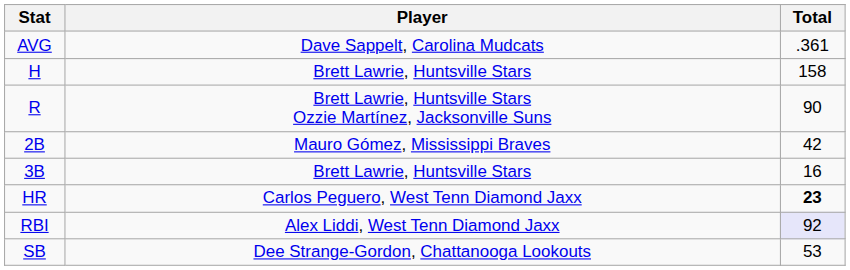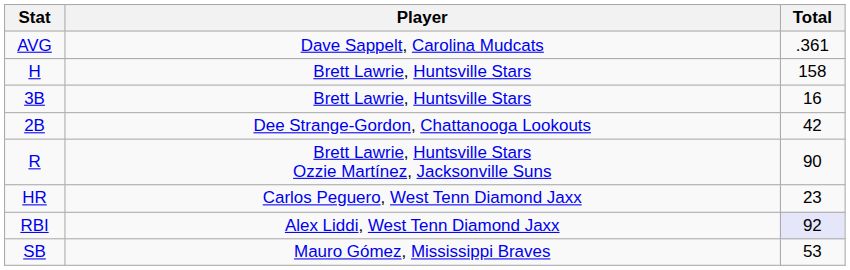rows swapped: (35, 108) <-> (35, 171)
(422, 144) Mauro Gómez, Mississippi Braves -> (422, 125) Dee Strange-Gordon, Chattanooga Lookouts
(812, 198) bold -> (812, 198) normal
(422, 252) Dee Strange-Gordon, Chattanooga Lookouts -> (422, 252) Mauro Gómez, Mississippi Braves
